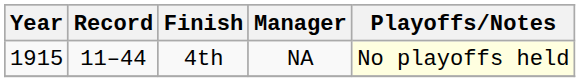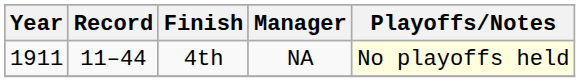(37, 59) 1915 -> (37, 59) 1911
